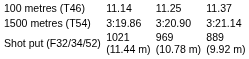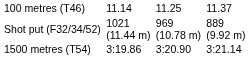rows swapped: (47, 23) <-> (52, 44)
